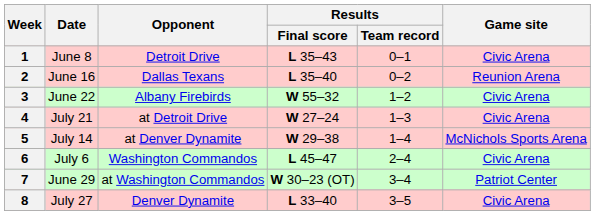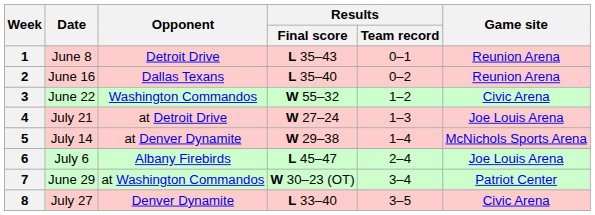(516, 56) Civic Arena -> (516, 56) Reunion Arena
(183, 97) Albany Firebirds -> (183, 97) Washington Commandos
(516, 117) Civic Arena -> (516, 117) Joe Louis Arena
(183, 159) Washington Commandos -> (183, 159) Albany Firebirds
(516, 159) Civic Arena -> (516, 159) Joe Louis Arena
